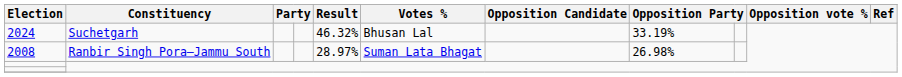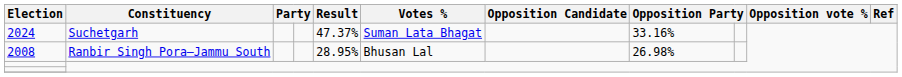(337, 33) 46.32% -> (337, 33) 47.37%
(398, 33) Bhusan Lal -> (423, 33) Suman Lata Bhagat
(653, 33) 33.19% -> (653, 33) 33.16%
(337, 52) 28.97% -> (337, 52) 28.95%
(423, 52) Suman Lata Bhagat -> (398, 52) Bhusan Lal
